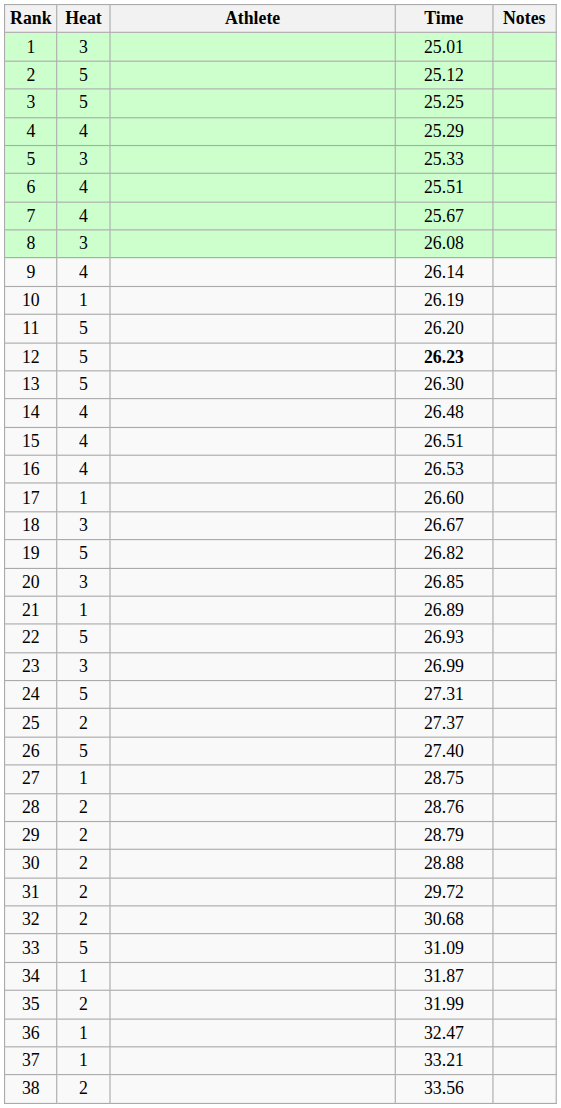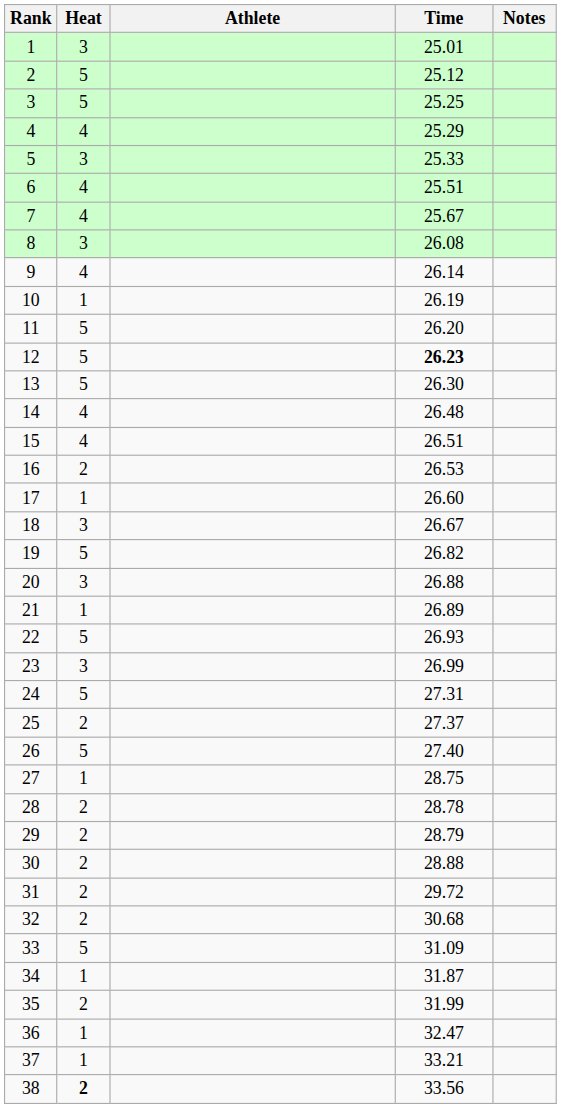(83, 469) 4 -> (83, 469) 2
(444, 581) 26.85 -> (444, 581) 26.88
(444, 807) 28.76 -> (444, 807) 28.78
(83, 1088) normal -> (83, 1088) bold
